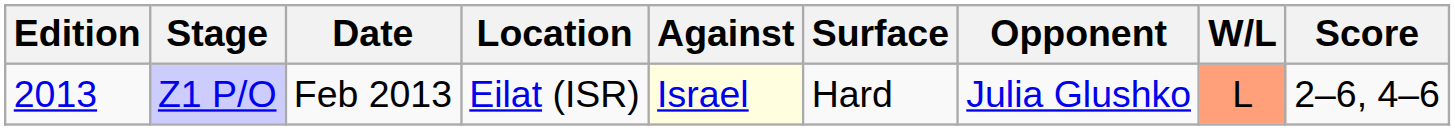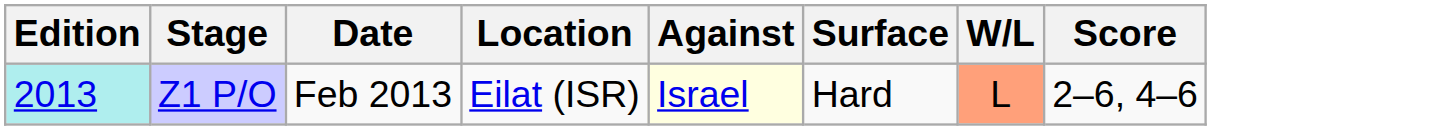- column: (1079, 34)
(55, 93) no background -> (55, 93) paleturquoise background
